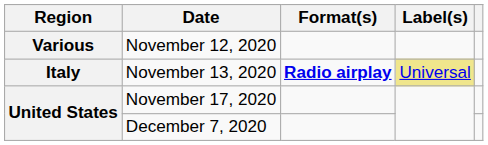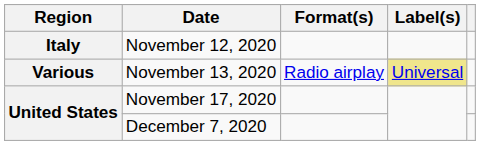(63, 45) Various -> (63, 45) Italy
(63, 72) Italy -> (63, 72) Various
(338, 72) bold -> (334, 72) normal
